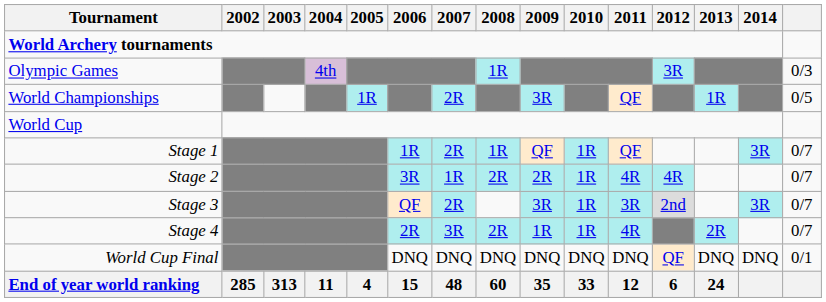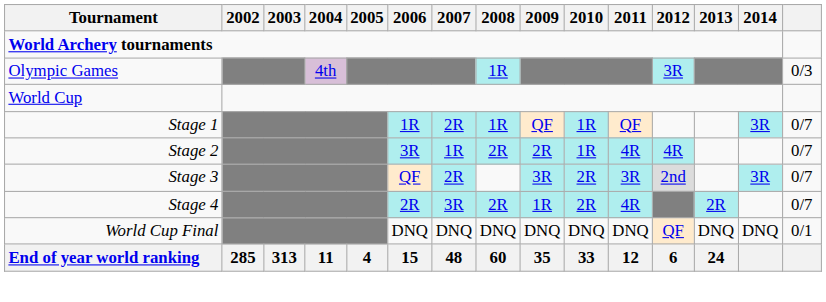- row: (84, 97)
(586, 204) 1R -> (586, 177) 2R
(586, 230) 1R -> (586, 204) 2R
